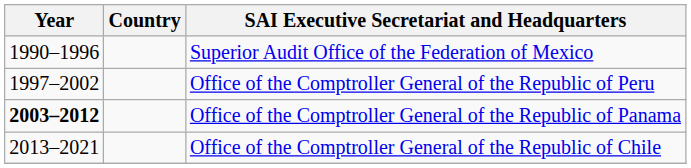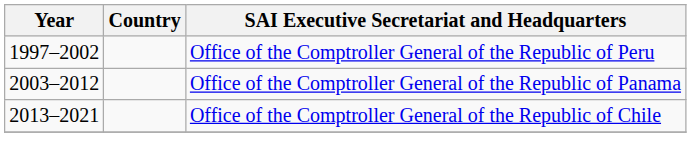- row: (392, 52)
(54, 115) bold -> (54, 83) normal
